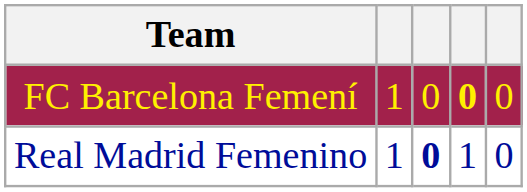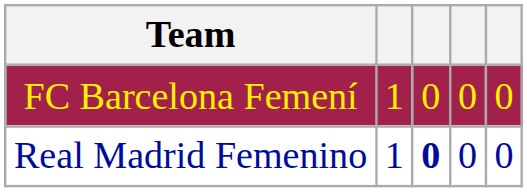(467, 95) bold -> (467, 95) normal
(467, 155) 1 -> (467, 155) 0
